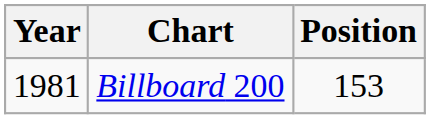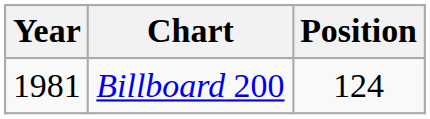(359, 85) 153 -> (359, 85) 124
